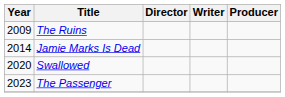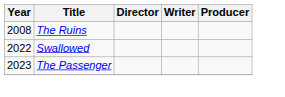(19, 30) 2009 -> (19, 30) 2008
- row: (88, 48)
(19, 65) 2020 -> (19, 48) 2022
